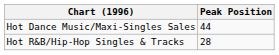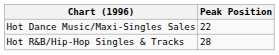(205, 27) 44 -> (205, 27) 22
